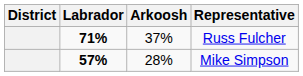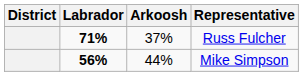(93, 60) 57% -> (93, 60) 56%
(159, 60) 28% -> (159, 60) 44%
